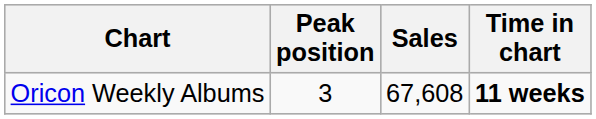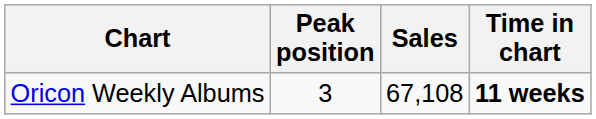(425, 93) 67,608 -> (425, 93) 67,108
